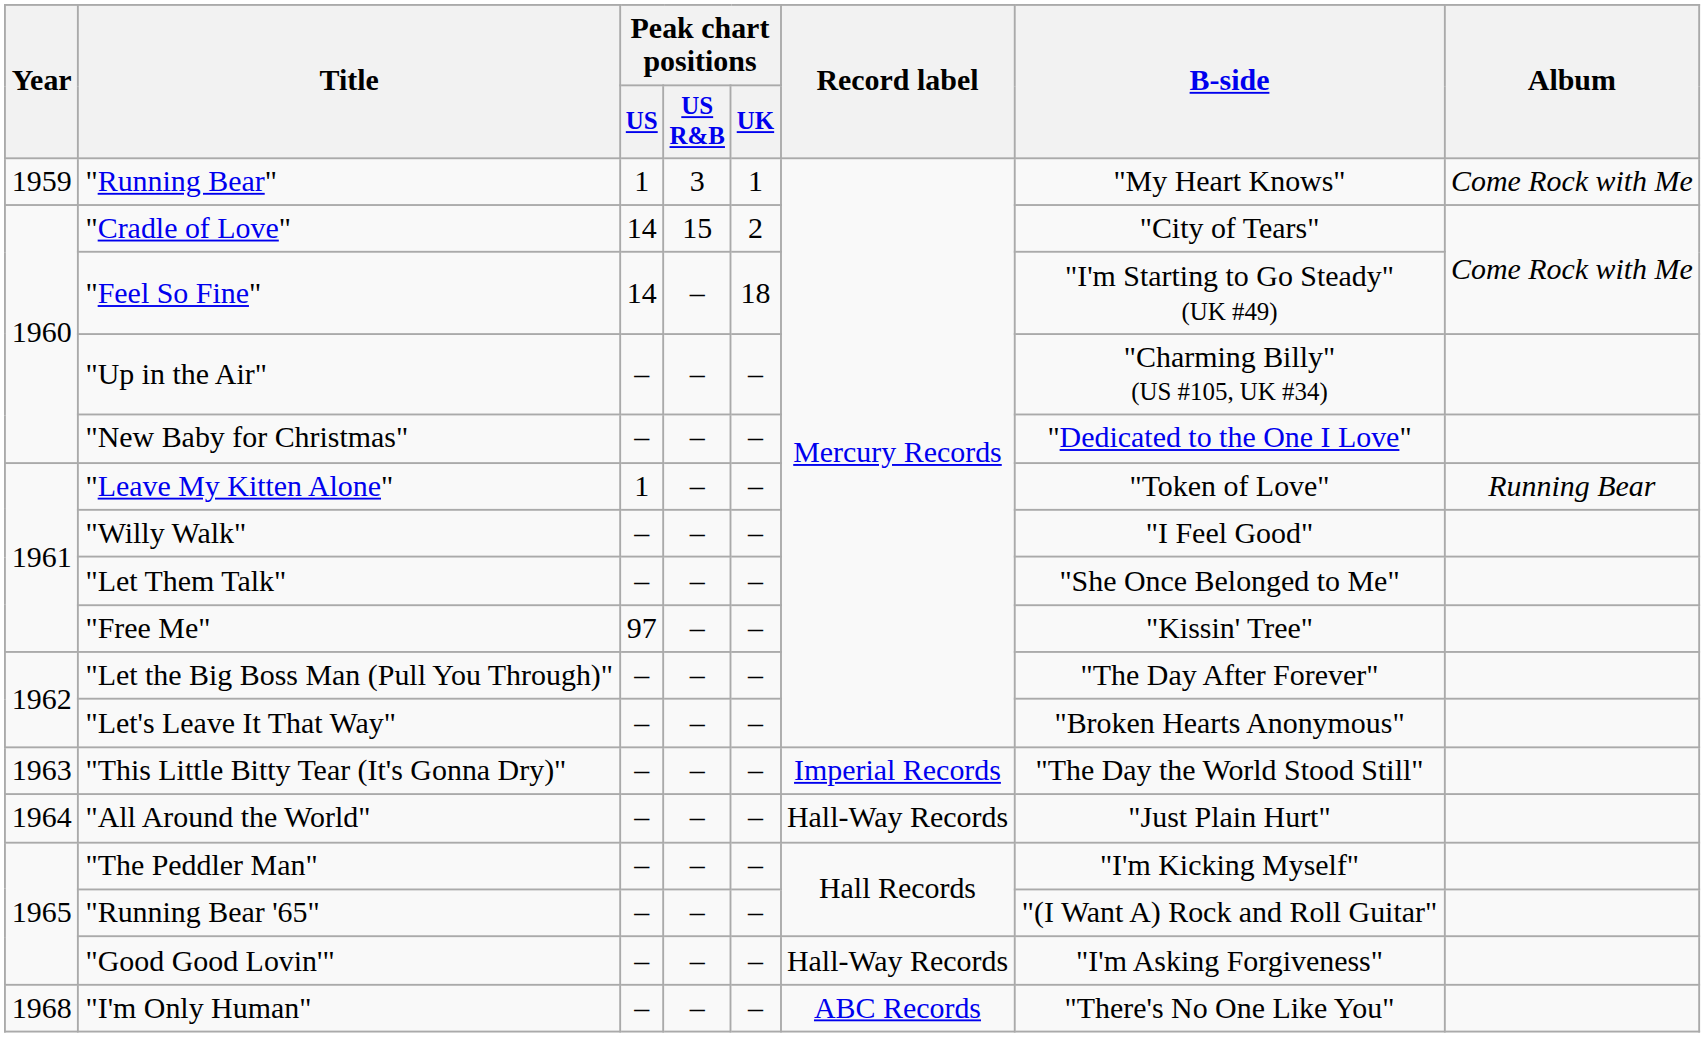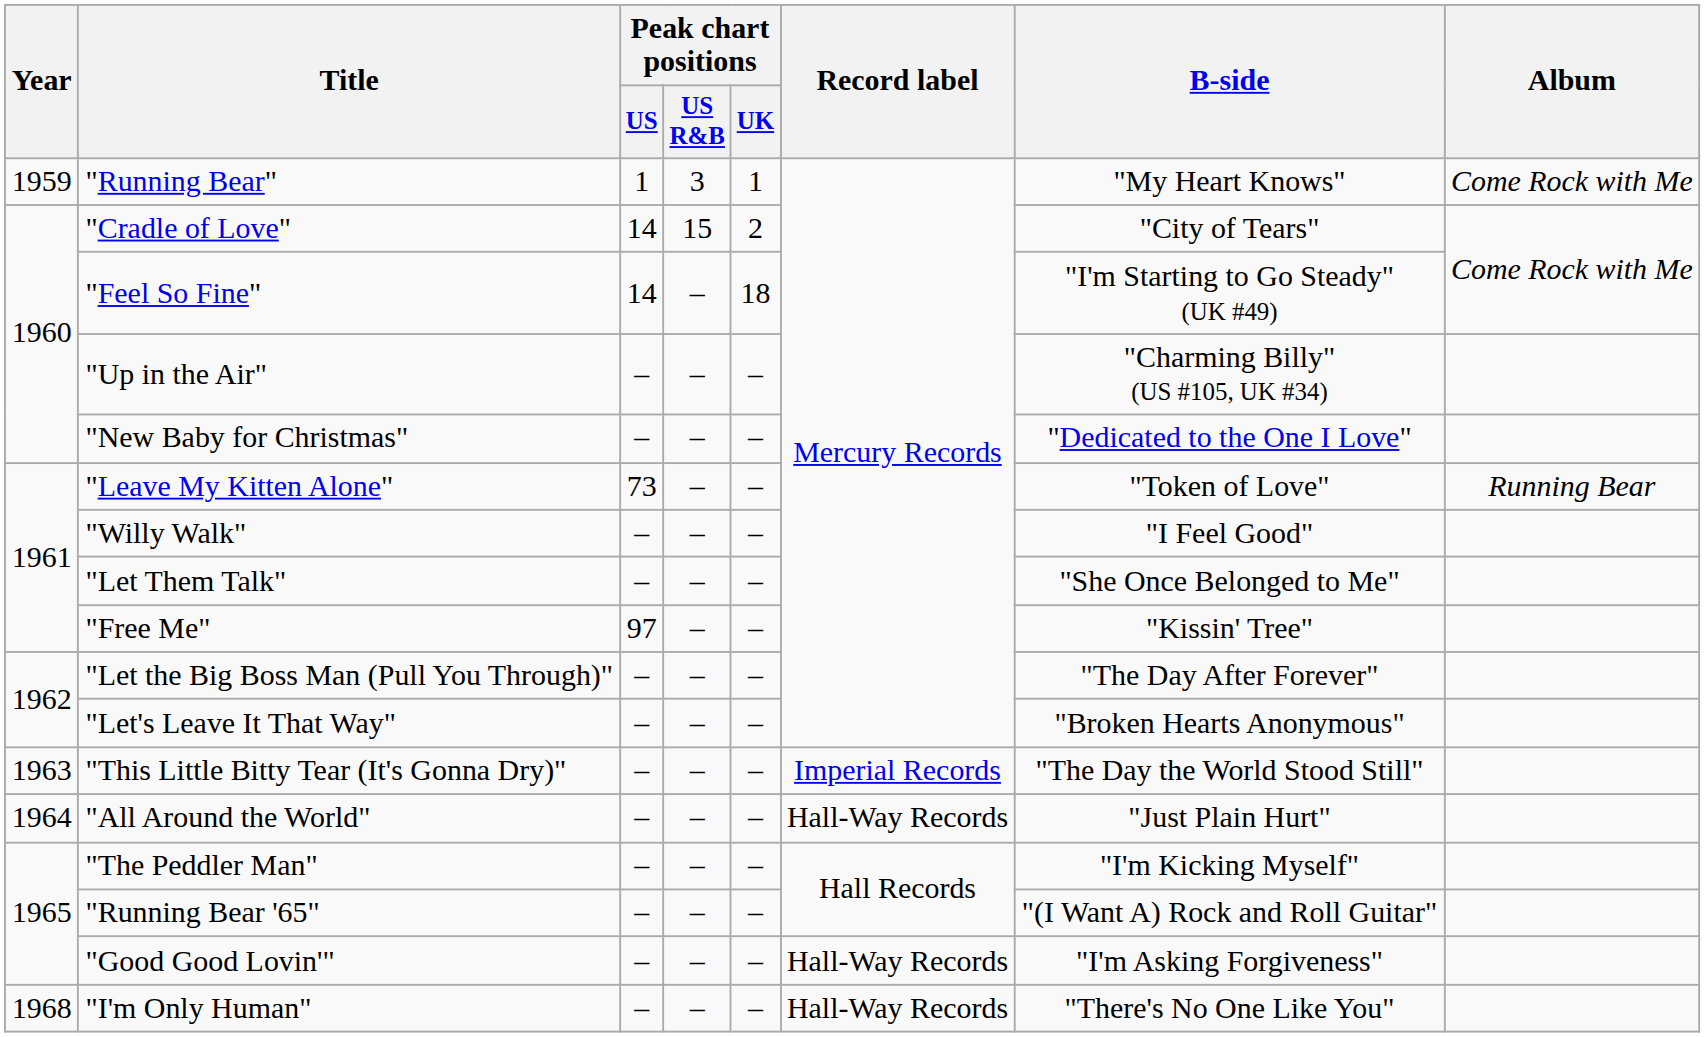(642, 485) 1 -> (642, 485) 73
(897, 1007) ABC Records -> (897, 1007) Hall-Way Records
